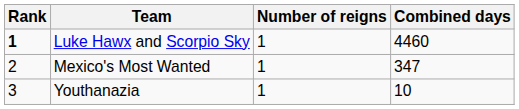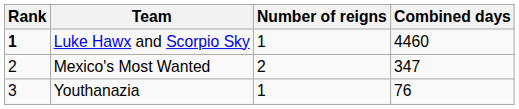(261, 66) 1 -> (261, 66) 2
(403, 91) 10 -> (403, 91) 76
